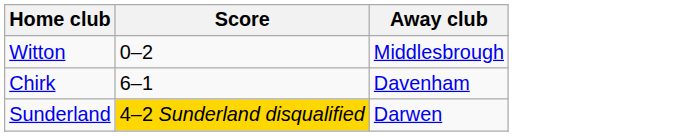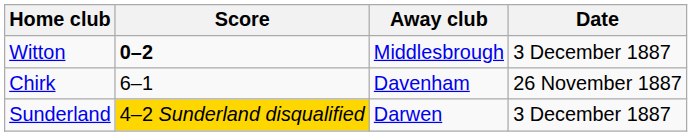+ column: (598, 20)
(136, 51) normal -> (136, 51) bold
